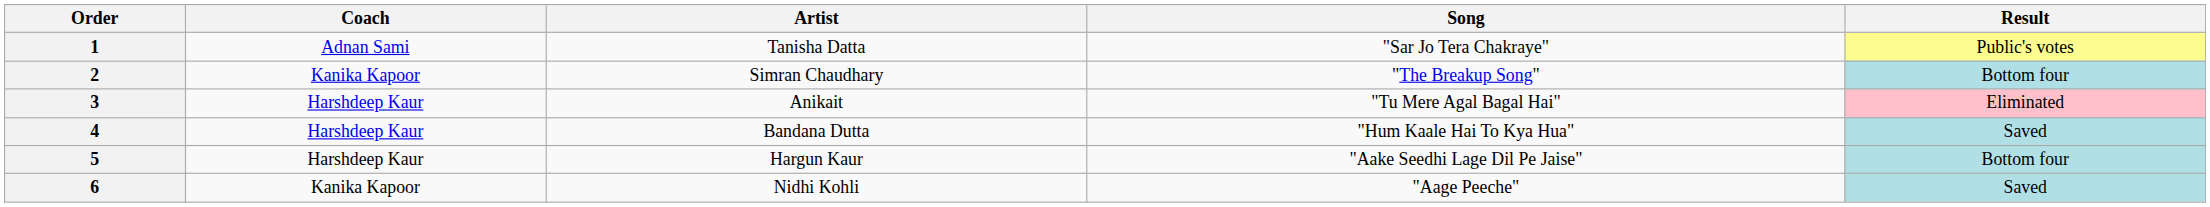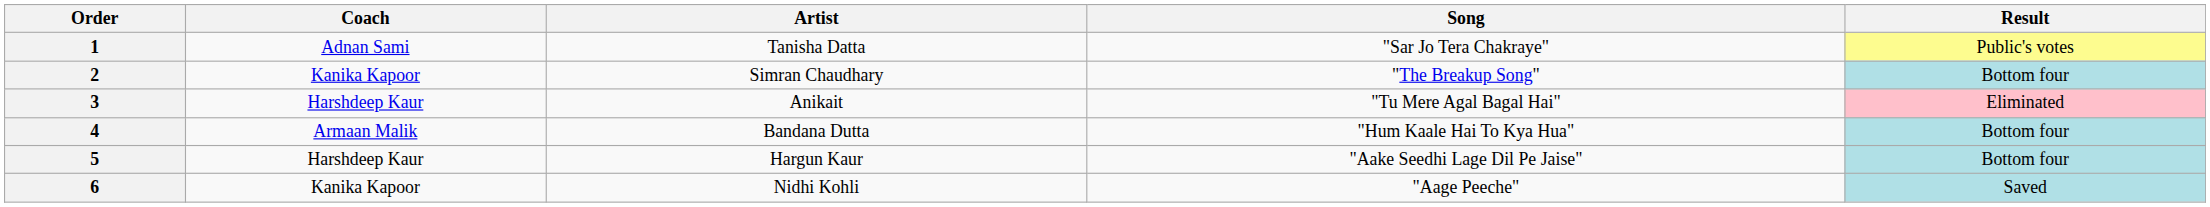(365, 131) Harshdeep Kaur -> (365, 131) Armaan Malik
(2025, 131) Saved -> (2025, 131) Bottom four
